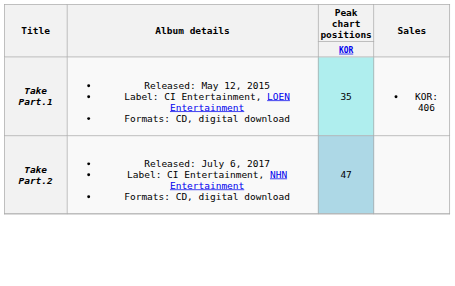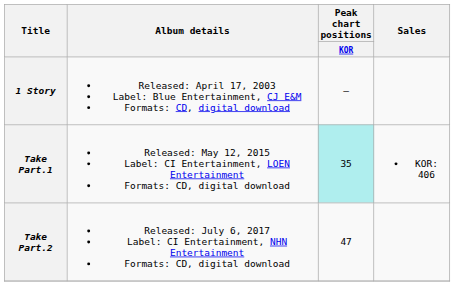+ row: (36, 91)
(346, 175) lightblue background -> (346, 242) no background
